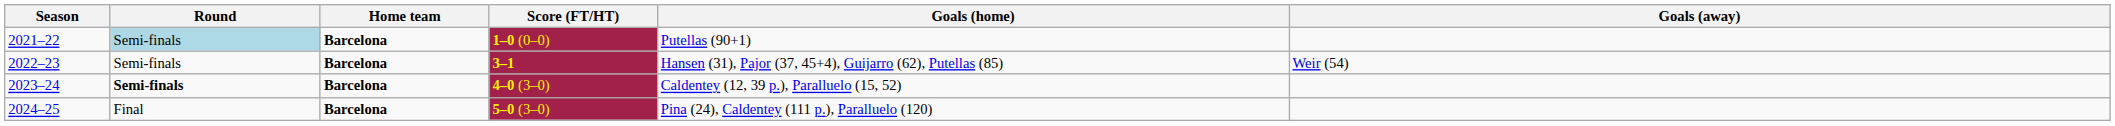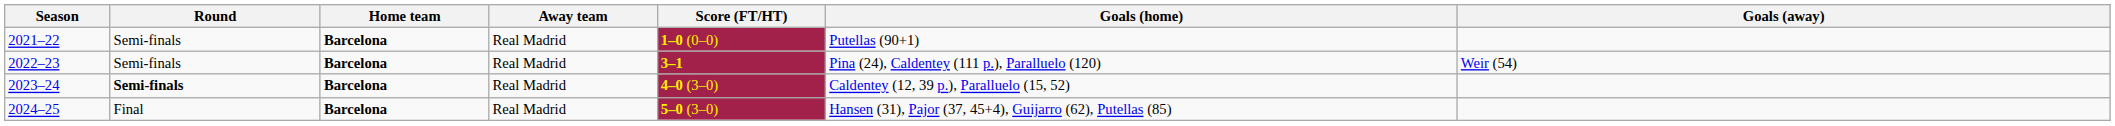+ column: (573, 16)
(147, 39) lightblue background -> (147, 39) no background
(832, 62) Hansen (31), Pajor (37, 45+4), Guijarro (62), Putellas (85) -> (965, 62) Pina (24), Caldentey (111 p.), Paralluelo (120)
(797, 109) Pina (24), Caldentey (111 p.), Paralluelo (120) -> (1000, 109) Hansen (31), Pajor (37, 45+4), Guijarro (62), Putellas (85)
